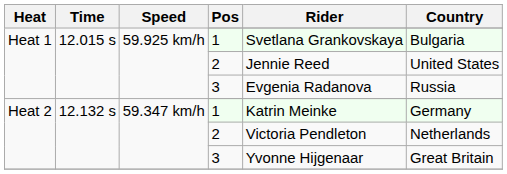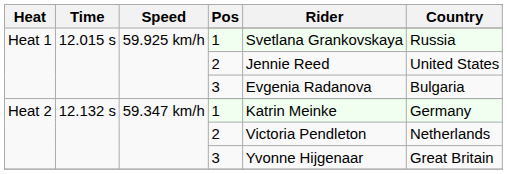(437, 40) Bulgaria -> (433, 40) Russia
(433, 87) Russia -> (437, 87) Bulgaria
